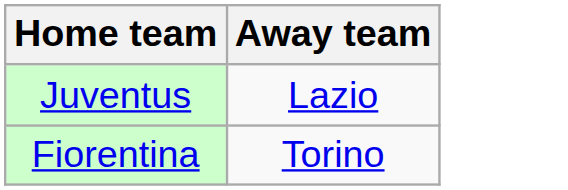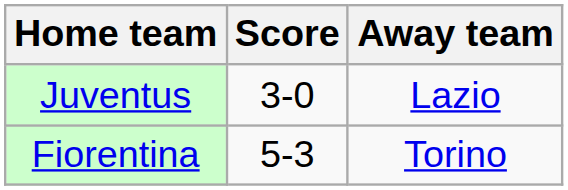+ column: (287, 34)
